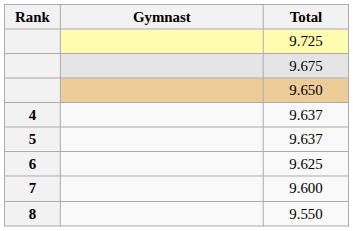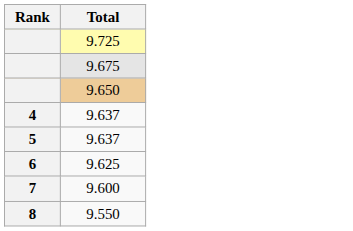- column: (162, 16)
